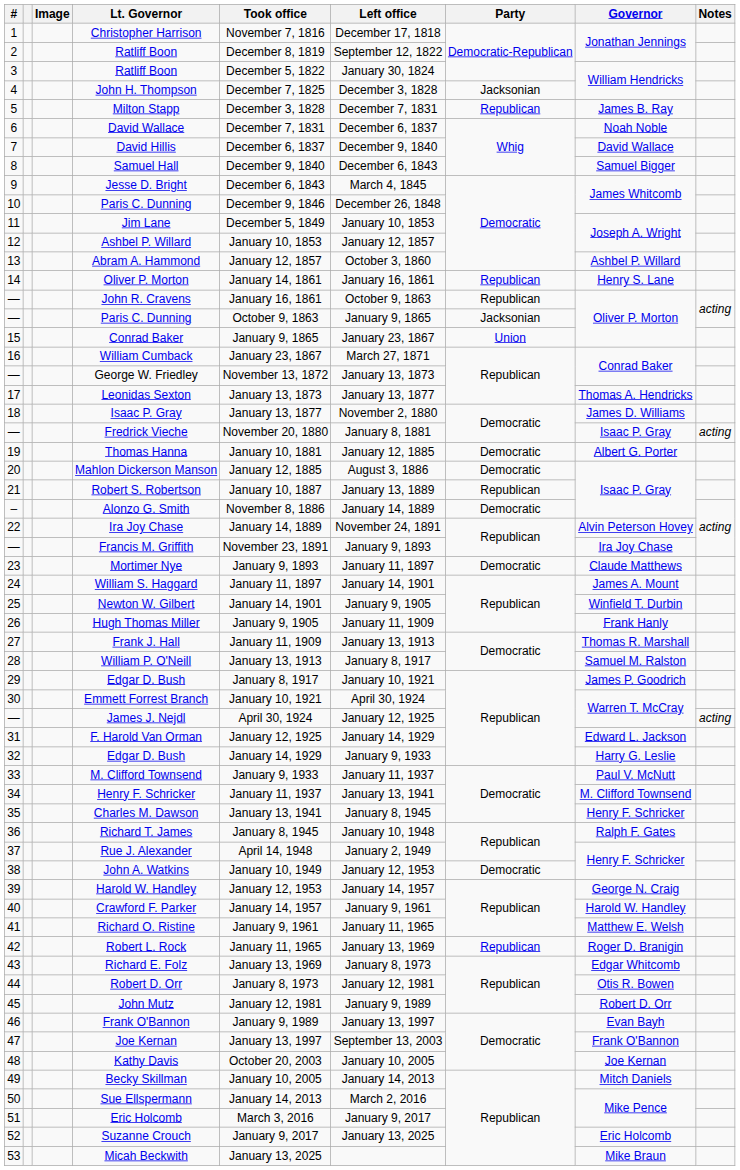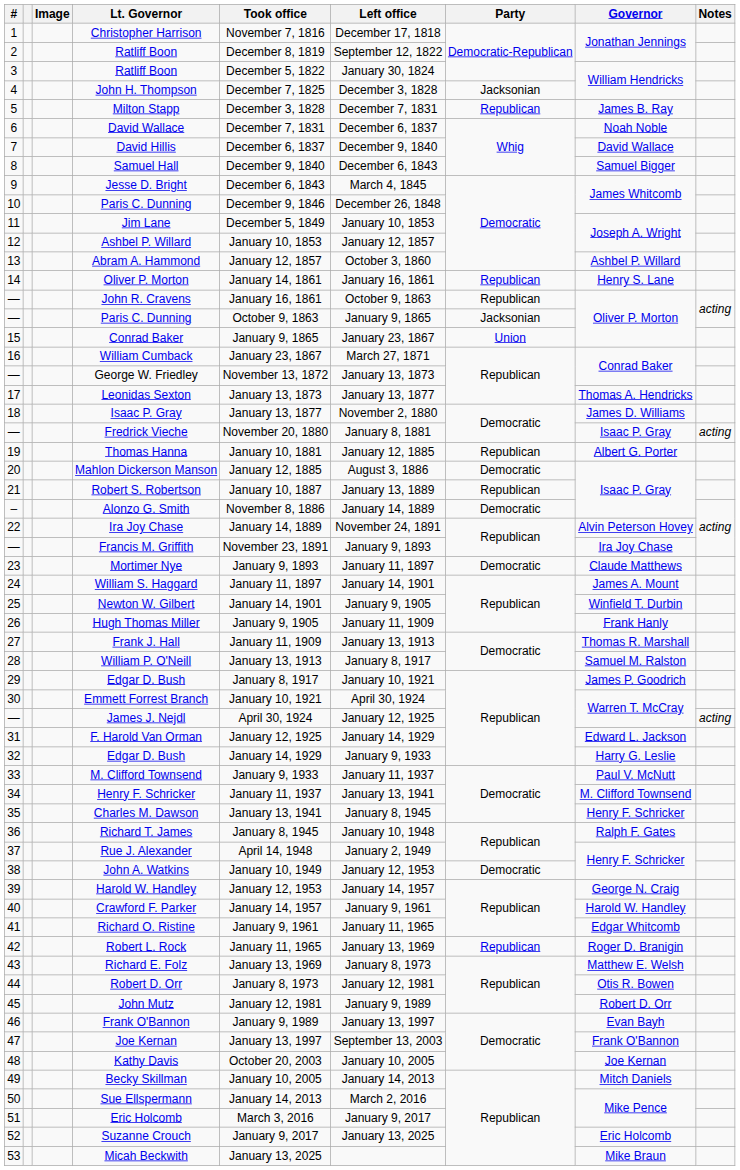(510, 451) Democratic -> (510, 451) Republican
(636, 927) Matthew E. Welsh -> (636, 927) Edgar Whitcomb
(636, 965) Edgar Whitcomb -> (636, 965) Matthew E. Welsh
